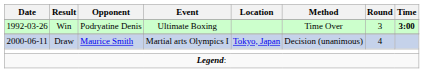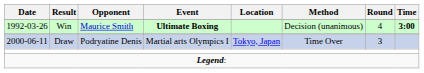(111, 26) Podryatine Denis -> (107, 26) Maurice Smith
(187, 26) normal -> (187, 26) bold
(324, 26) Time Over -> (324, 26) Decision (unanimous)
(380, 26) 3 -> (380, 26) 4
(107, 41) Maurice Smith -> (111, 41) Podryatine Denis
(324, 41) Decision (unanimous) -> (324, 41) Time Over
(380, 41) 4 -> (380, 41) 3
